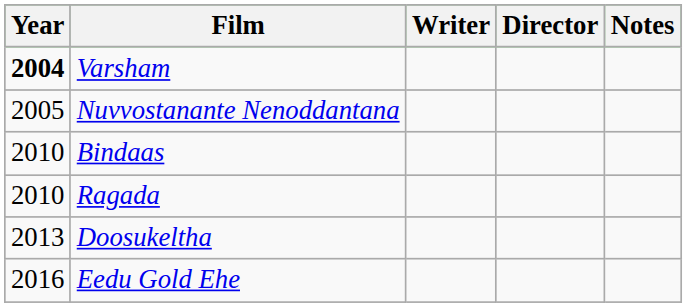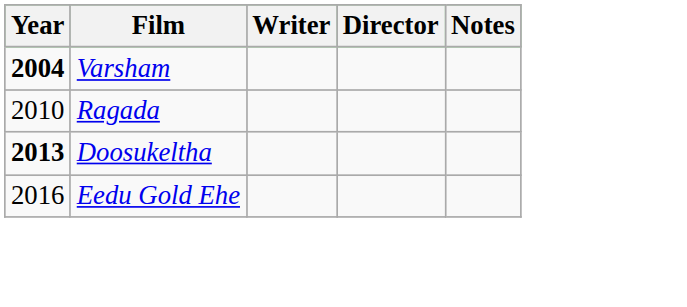- row: (238, 110)
- row: (121, 152)
(38, 237) normal -> (38, 152) bold
